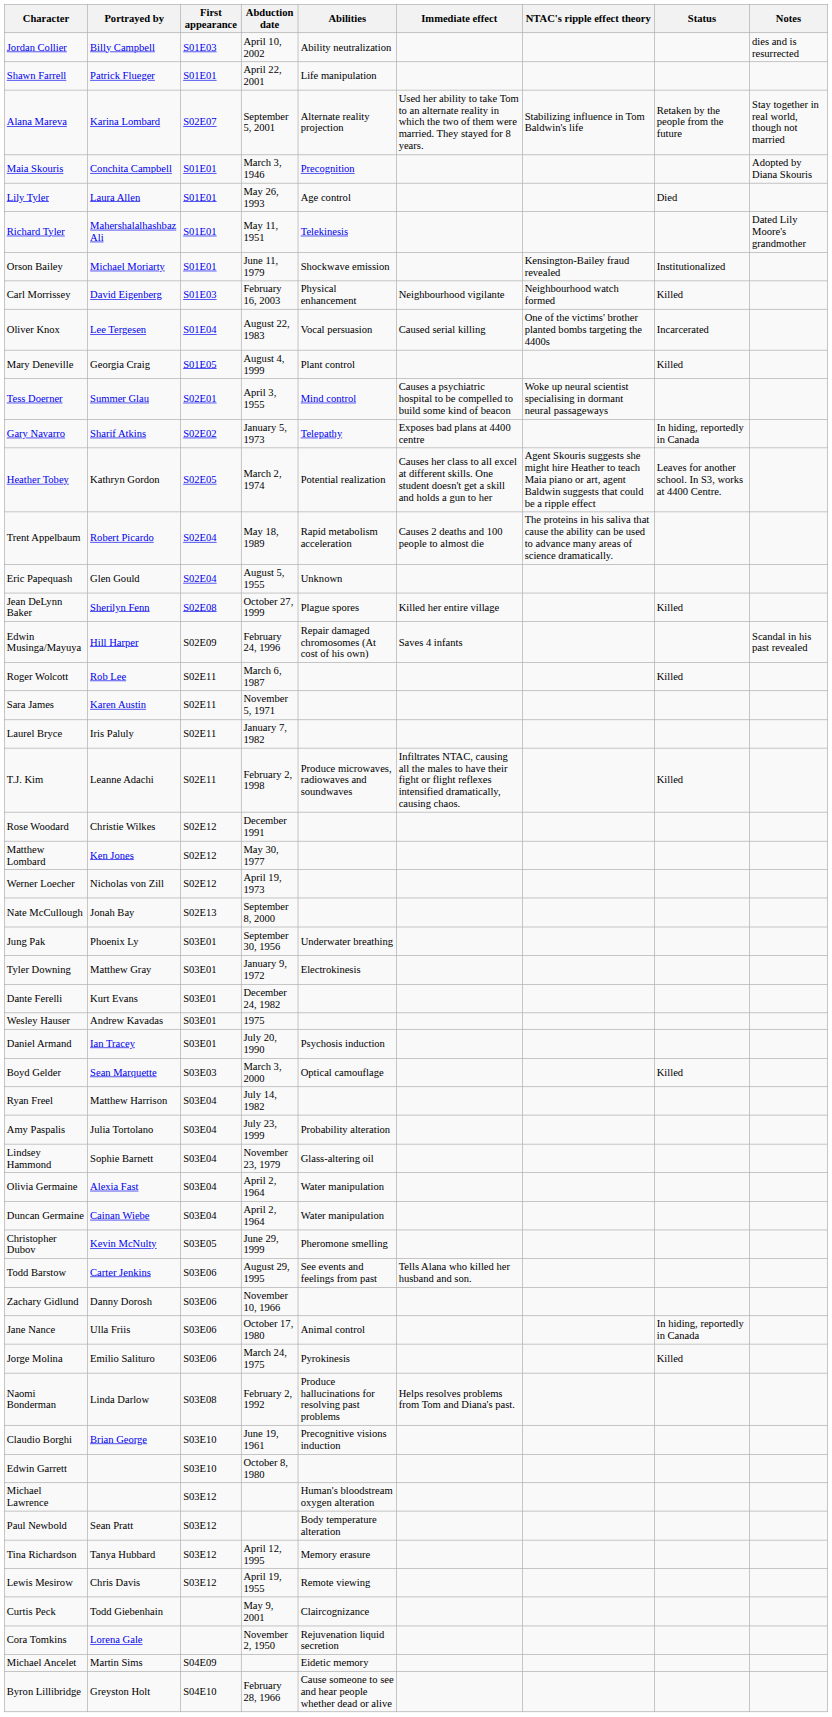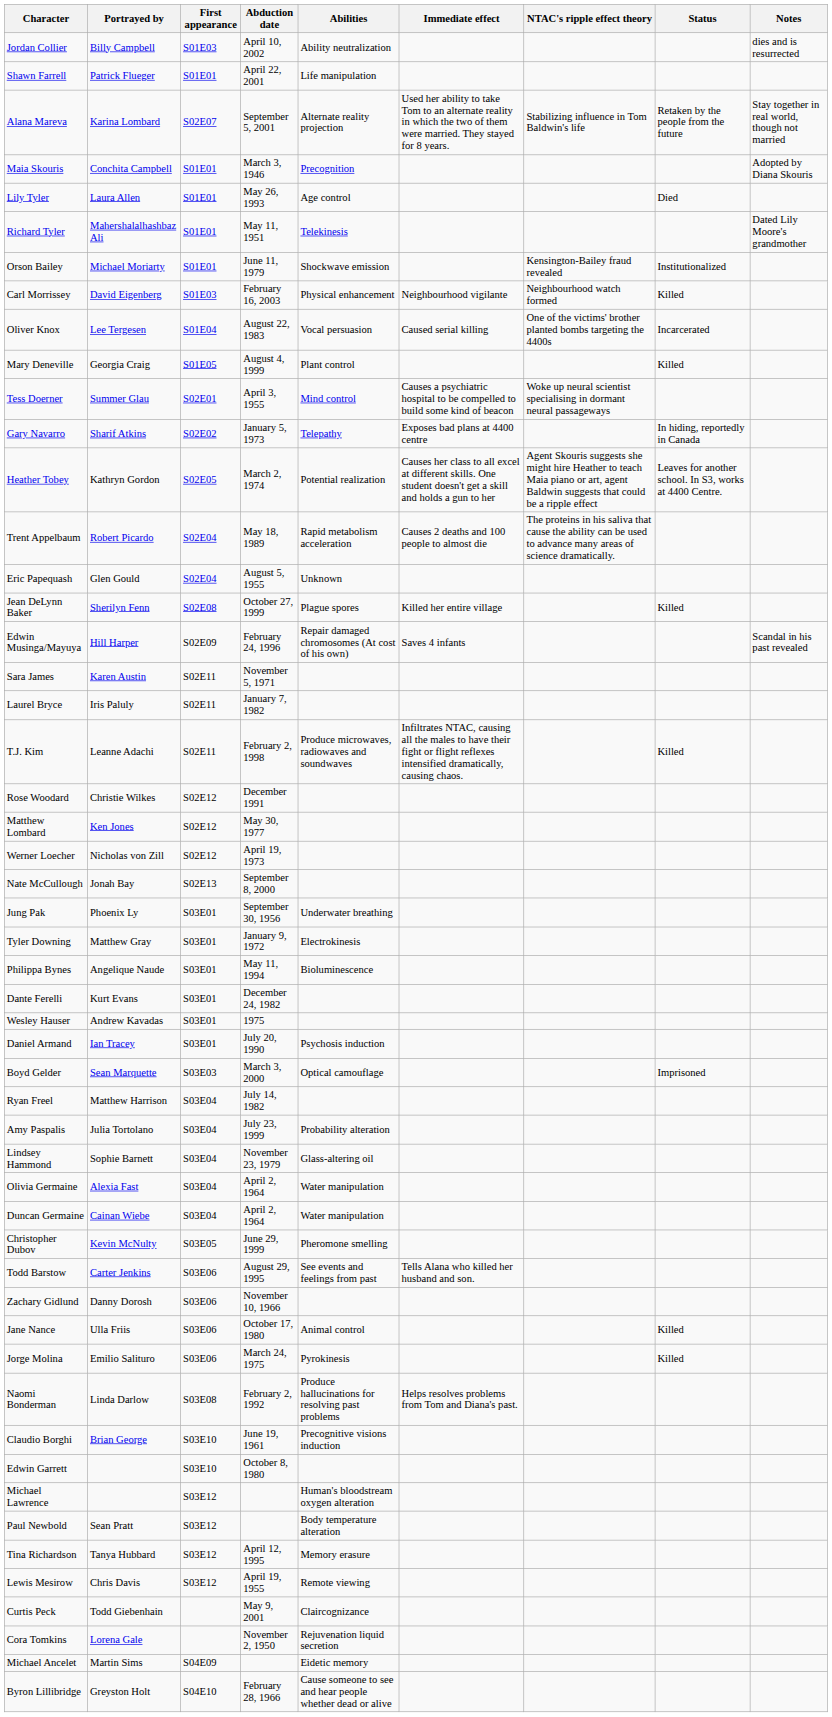- row: (37, 676)
+ row: (39, 969)
(670, 1072) Killed -> (681, 1072) Imprisoned
(700, 1330) In hiding, reportedly in Canada -> (671, 1330) Killed
